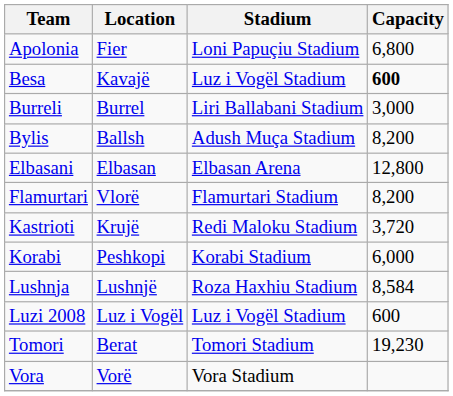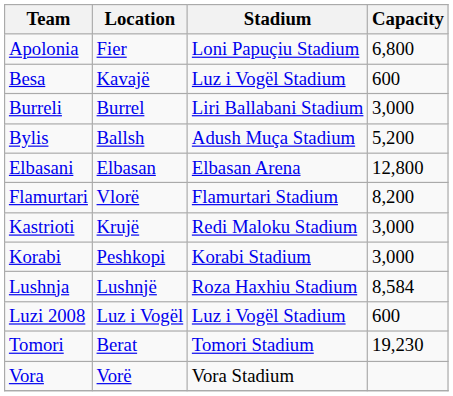(386, 78) bold -> (386, 78) normal
(393, 138) 8,200 -> (393, 138) 5,200
(393, 227) 3,720 -> (393, 227) 3,000
(393, 256) 6,000 -> (393, 256) 3,000
